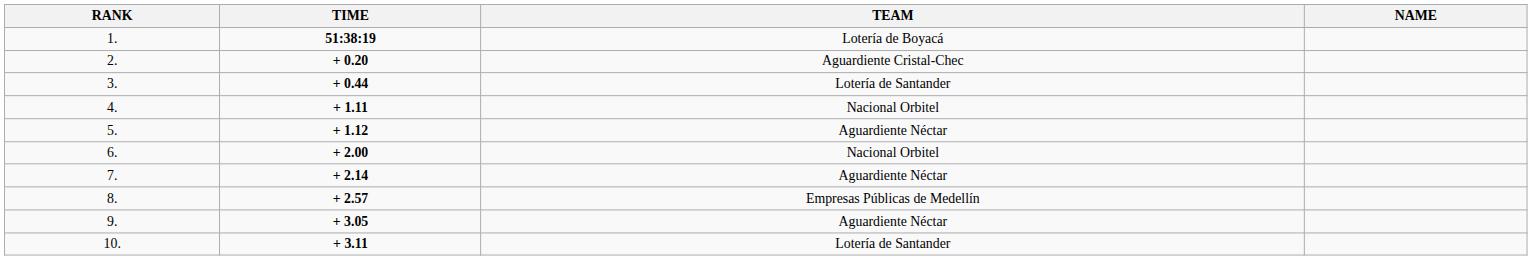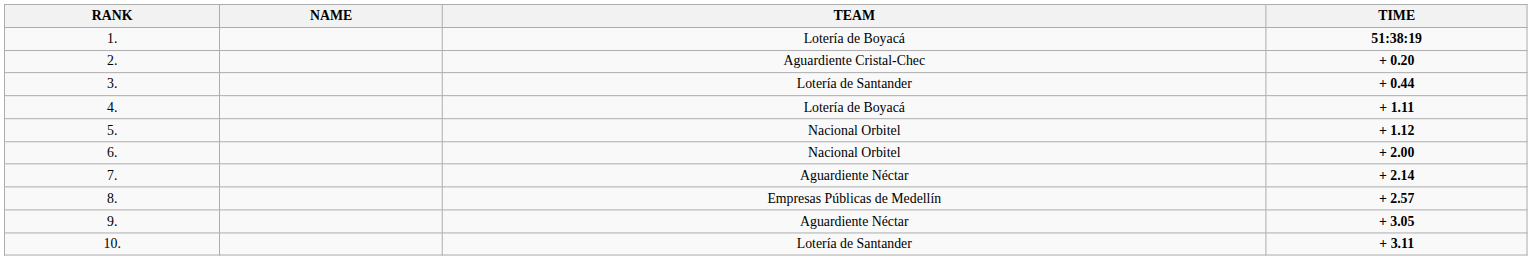columns swapped: (1416, 16) <-> (350, 16)
(893, 107) Nacional Orbitel -> (854, 107) Lotería de Boyacá
(893, 130) Aguardiente Néctar -> (854, 130) Nacional Orbitel
